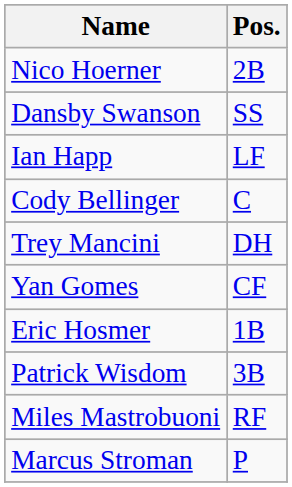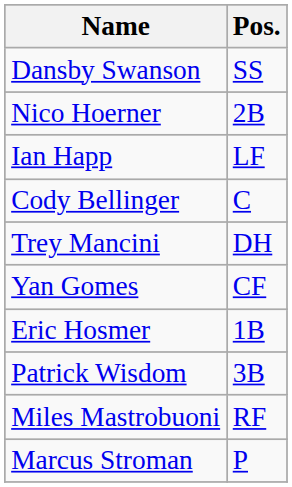rows swapped: (86, 69) <-> (106, 112)
